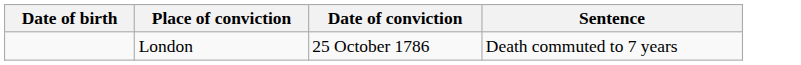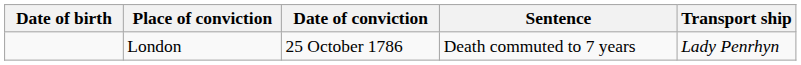+ column: (736, 18)
